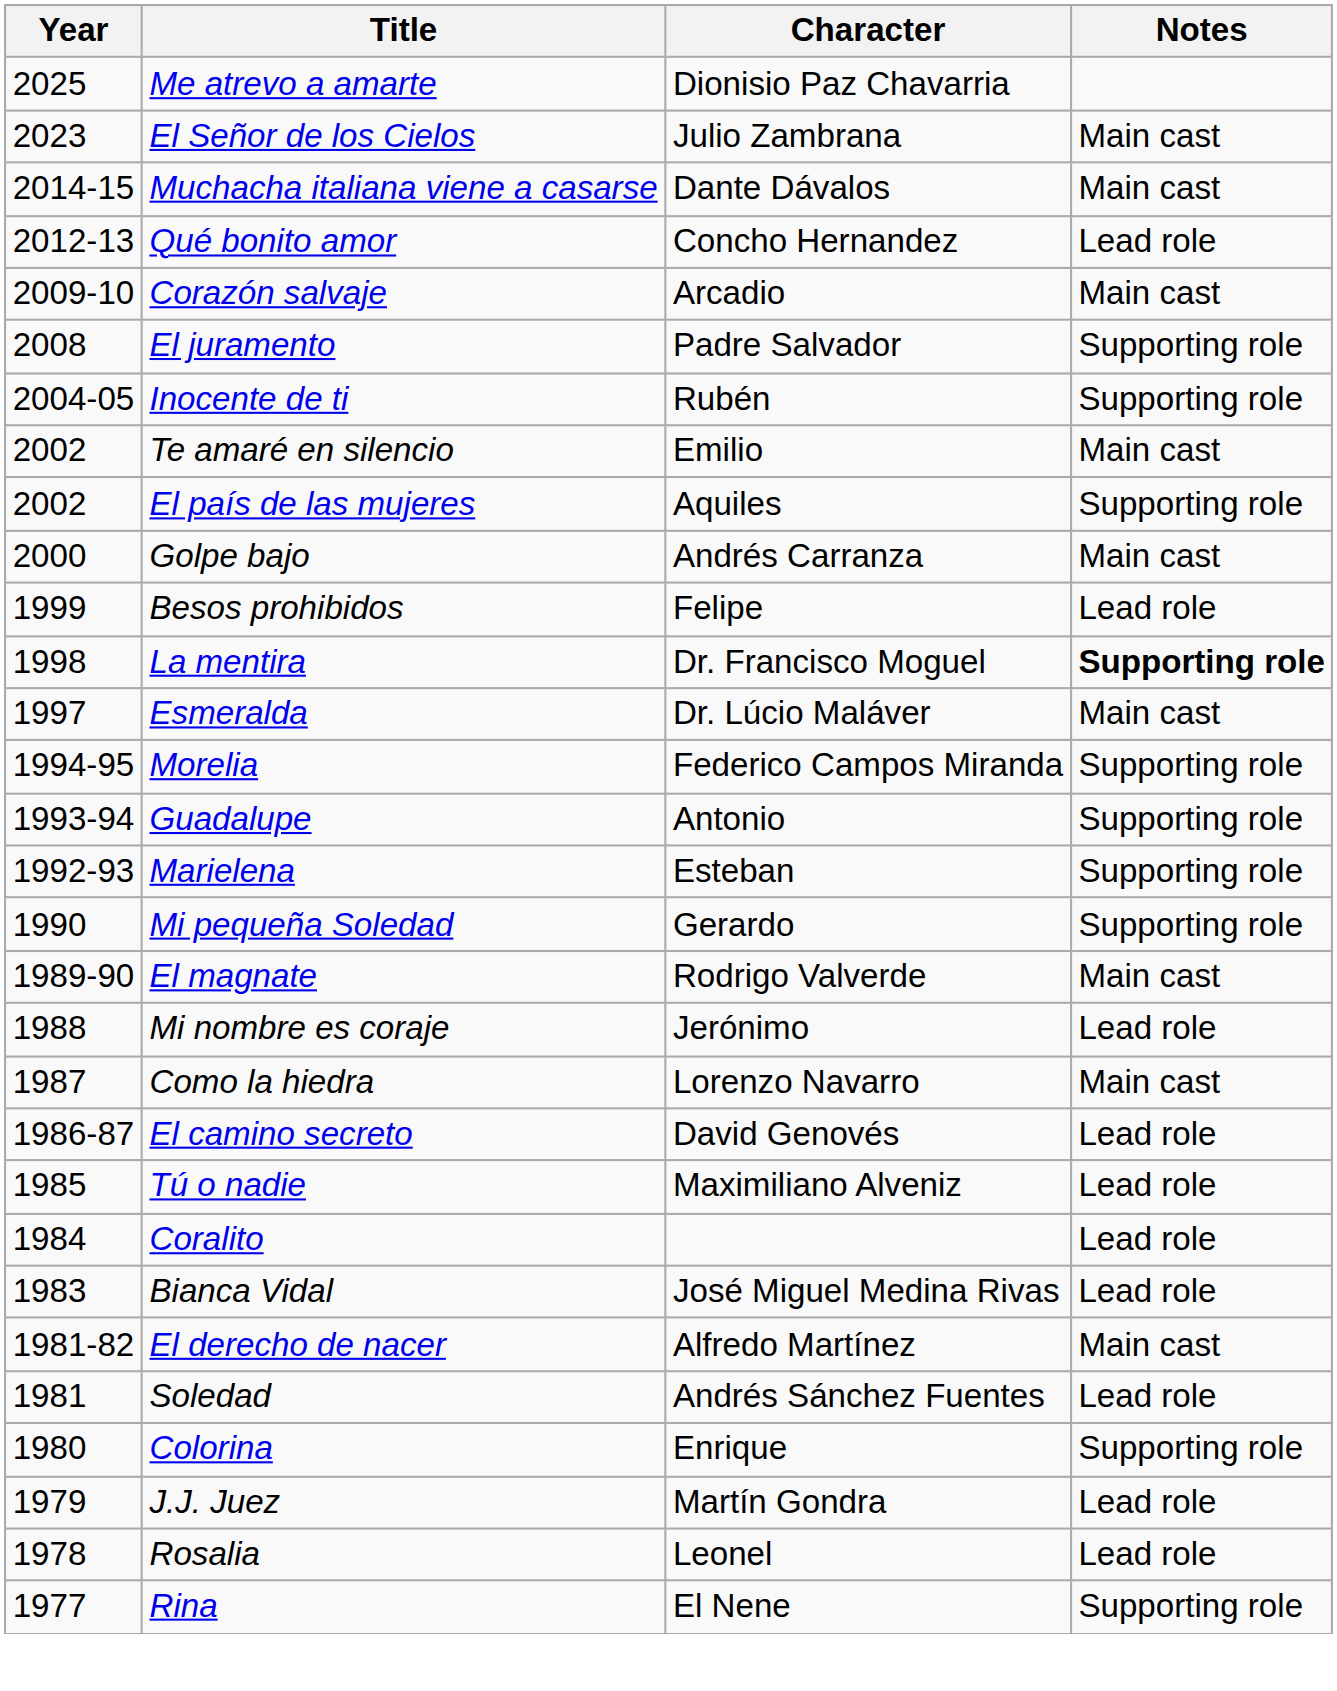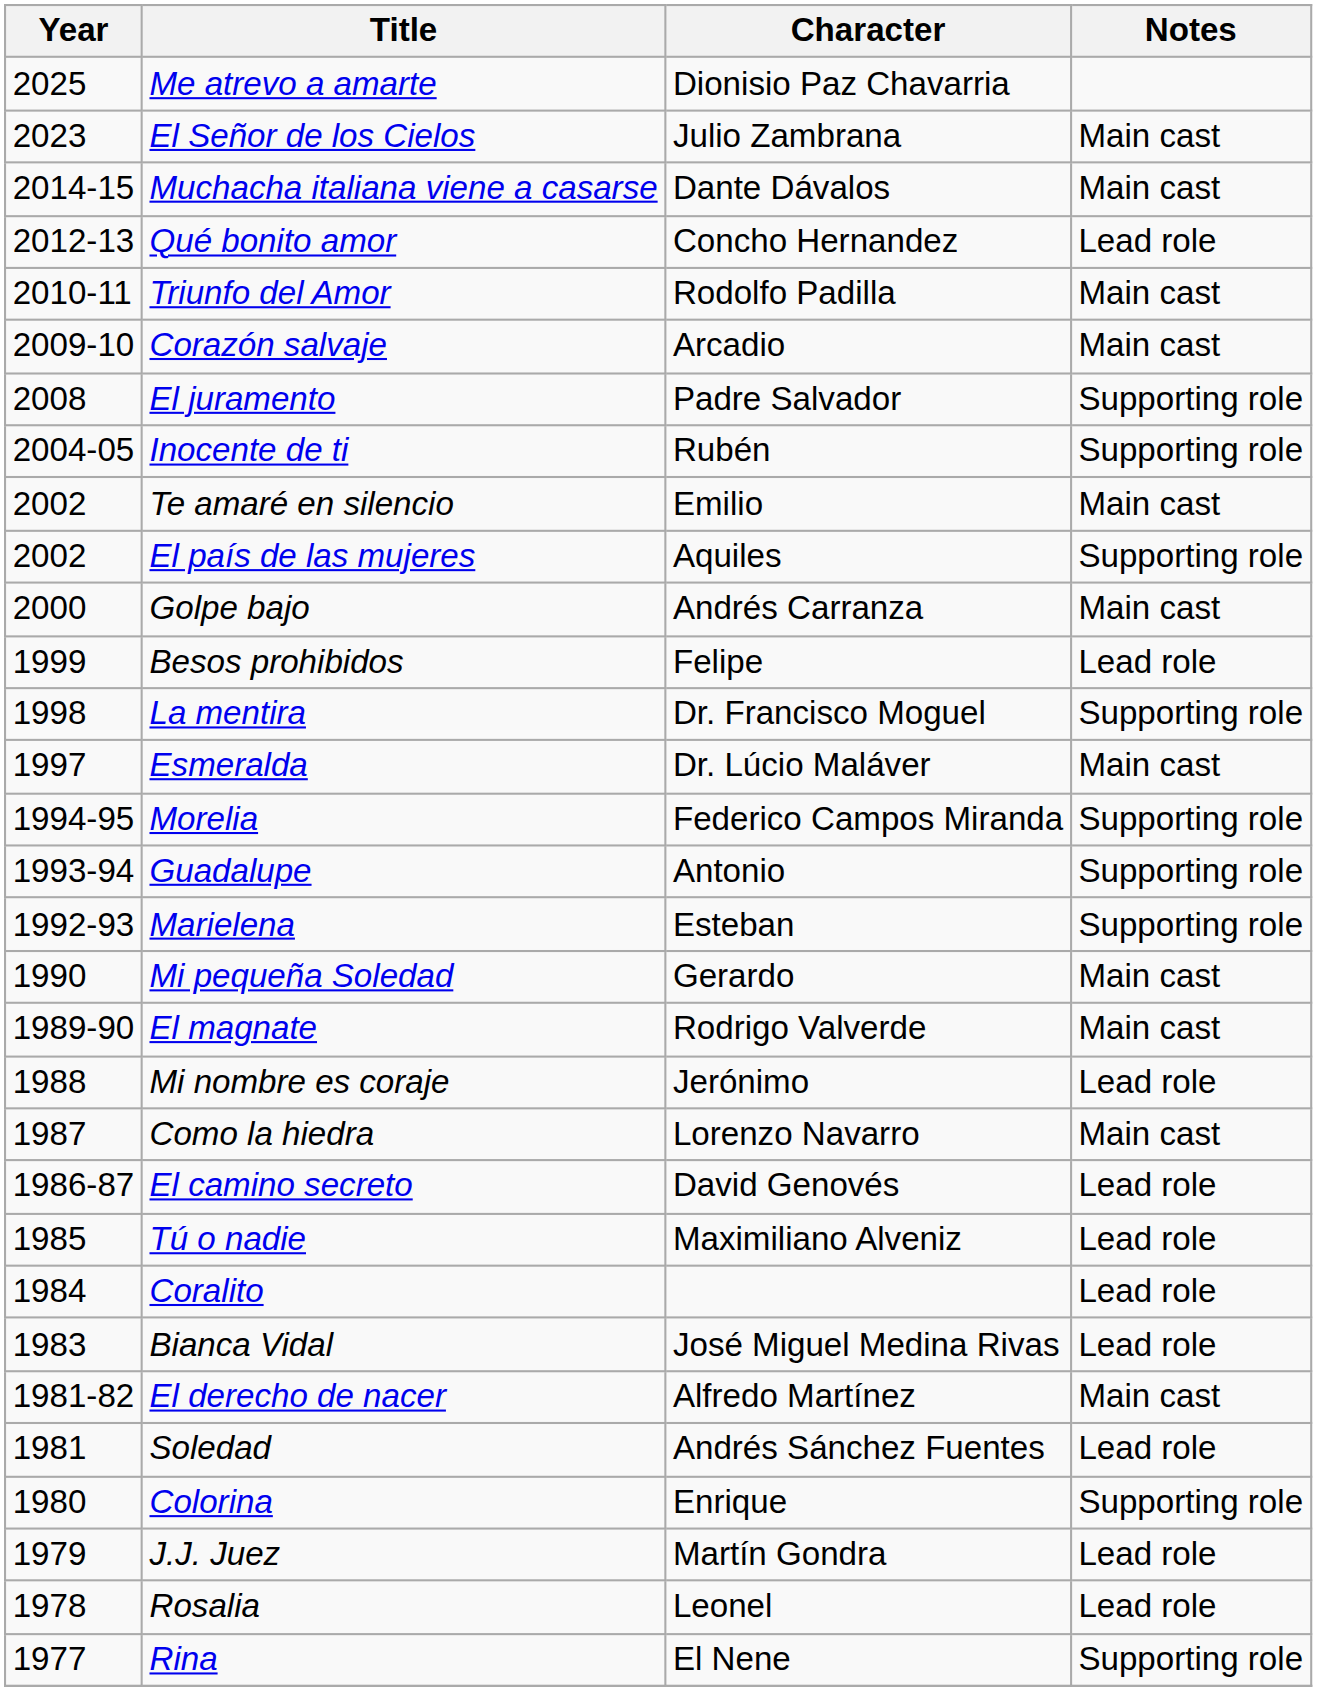+ row: (270, 293)
(1202, 661) bold -> (1191, 713) normal
(1191, 923) Supporting role -> (1149, 976) Main cast
